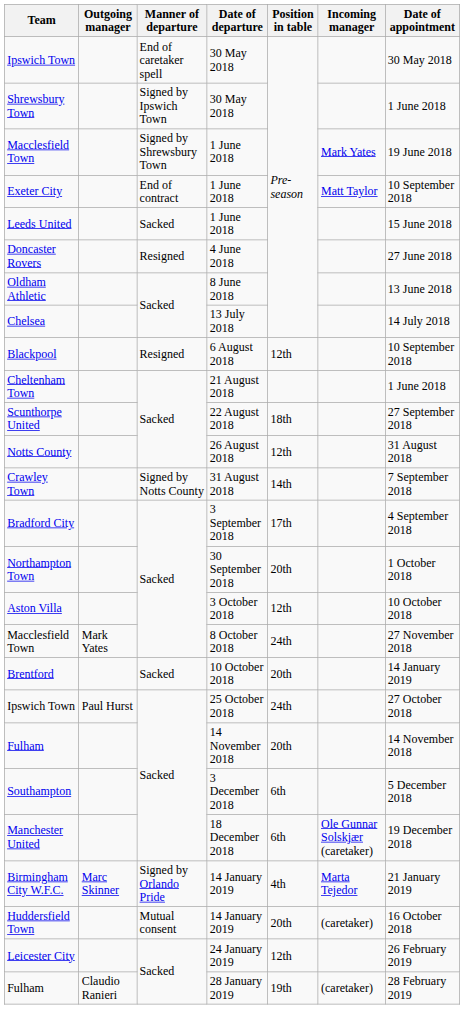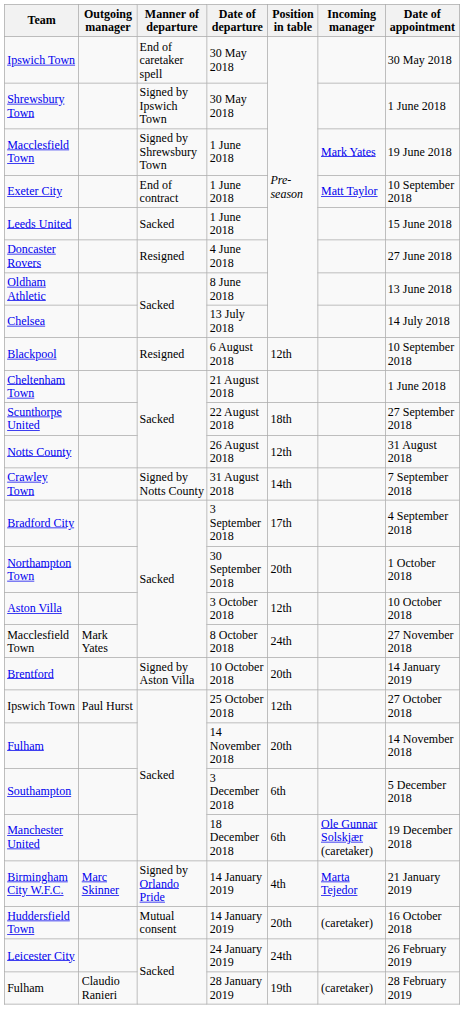(157, 673) Sacked -> (167, 673) Signed by Aston Villa
(281, 706) 24th -> (281, 706) 12th
(281, 955) 12th -> (281, 955) 24th
